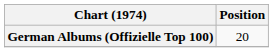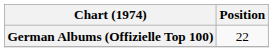(242, 36) 20 -> (242, 36) 22
